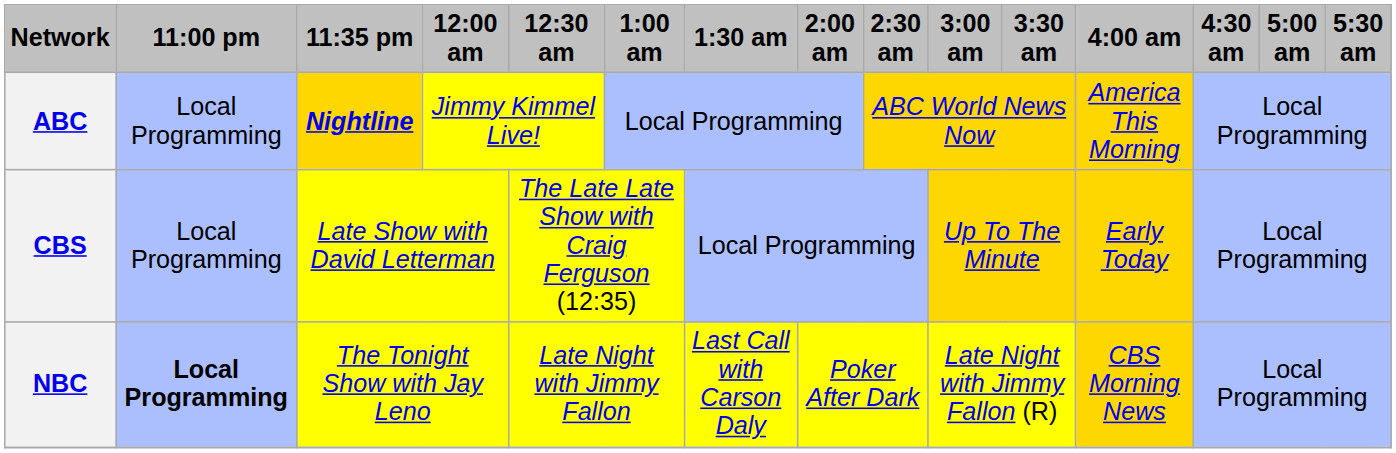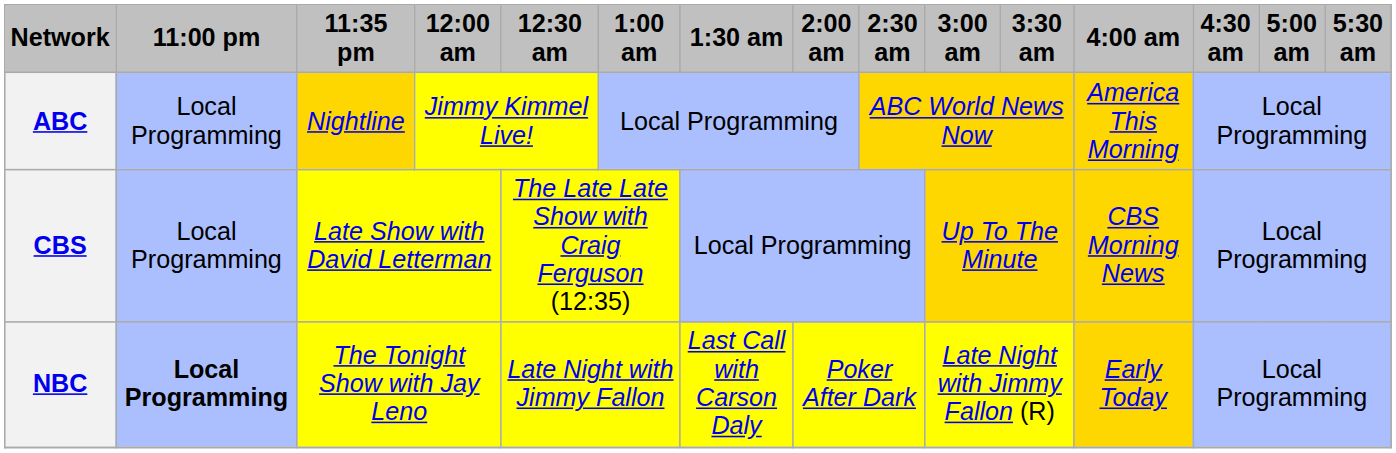(360, 120) bold -> (356, 120) normal
(1134, 245) Early Today -> (1133, 245) CBS Morning News
(1134, 384) CBS Morning News -> (1133, 384) Early Today
